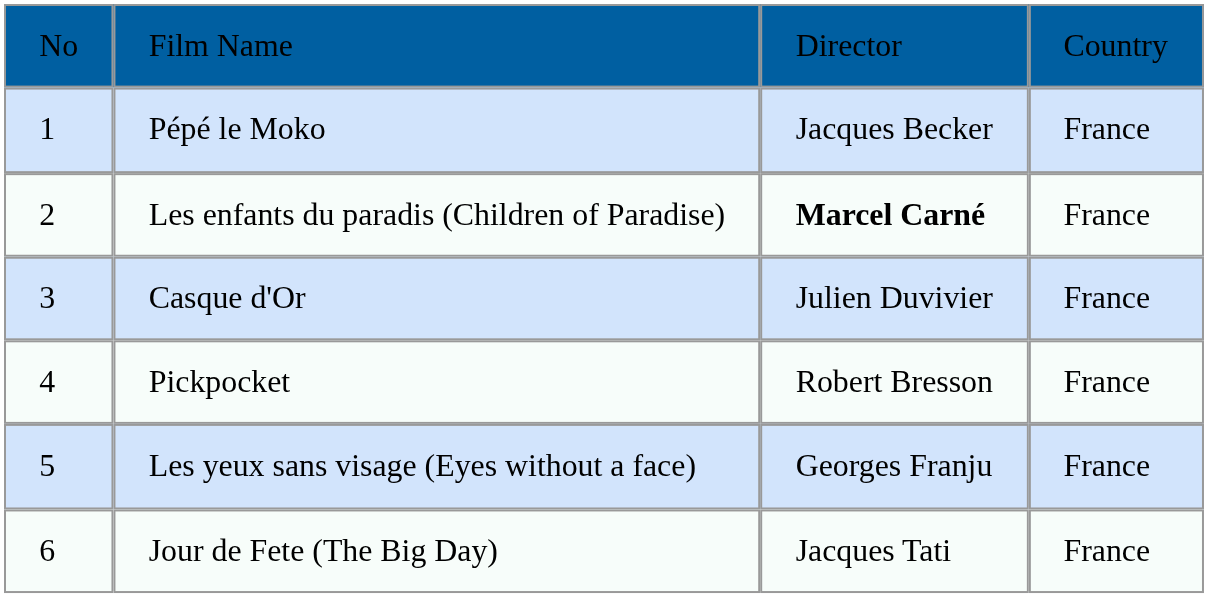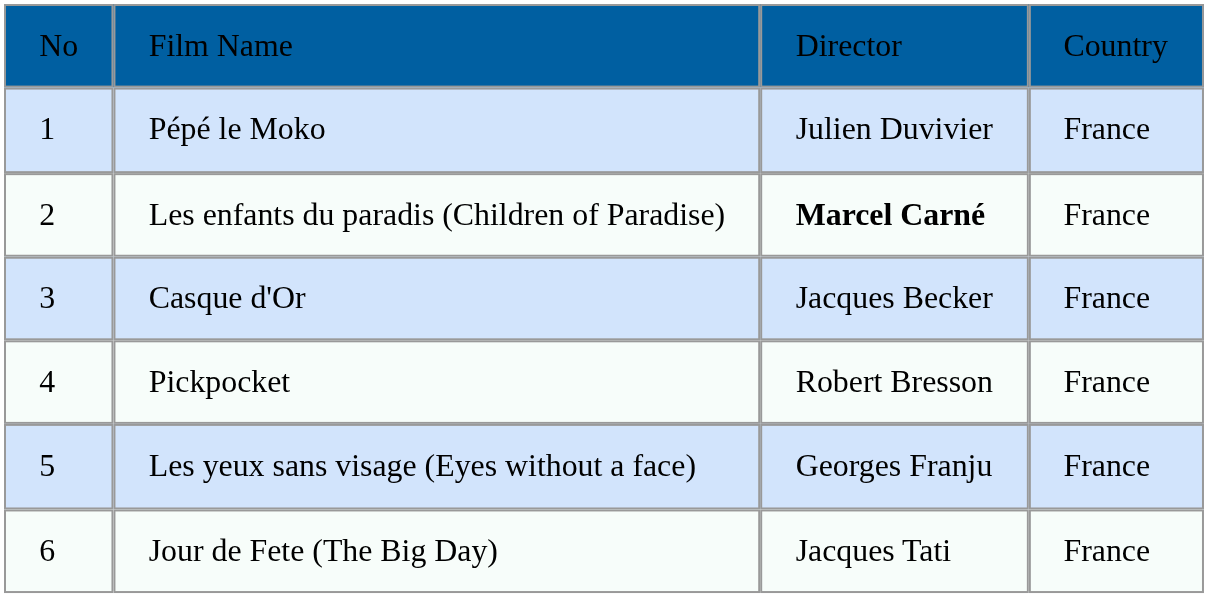(894, 129) Jacques Becker -> (894, 129) Julien Duvivier
(894, 297) Julien Duvivier -> (894, 297) Jacques Becker
